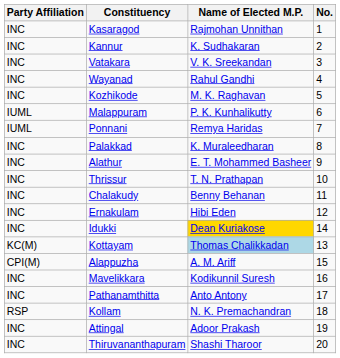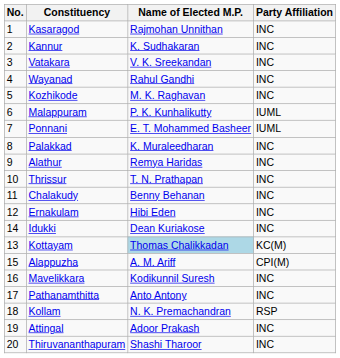columns swapped: (325, 13) <-> (45, 13)
(226, 129) Remya Haridas -> (191, 129) E. T. Mohammed Basheer
(251, 162) E. T. Mohammed Basheer -> (166, 162) Remya Haridas
(228, 229) gold background -> (167, 229) no background
